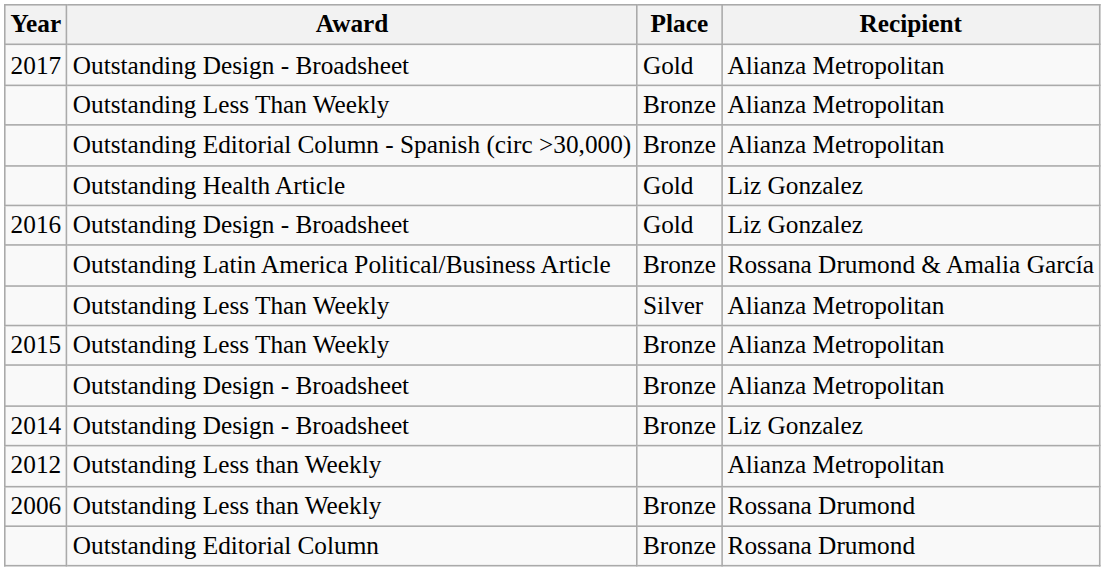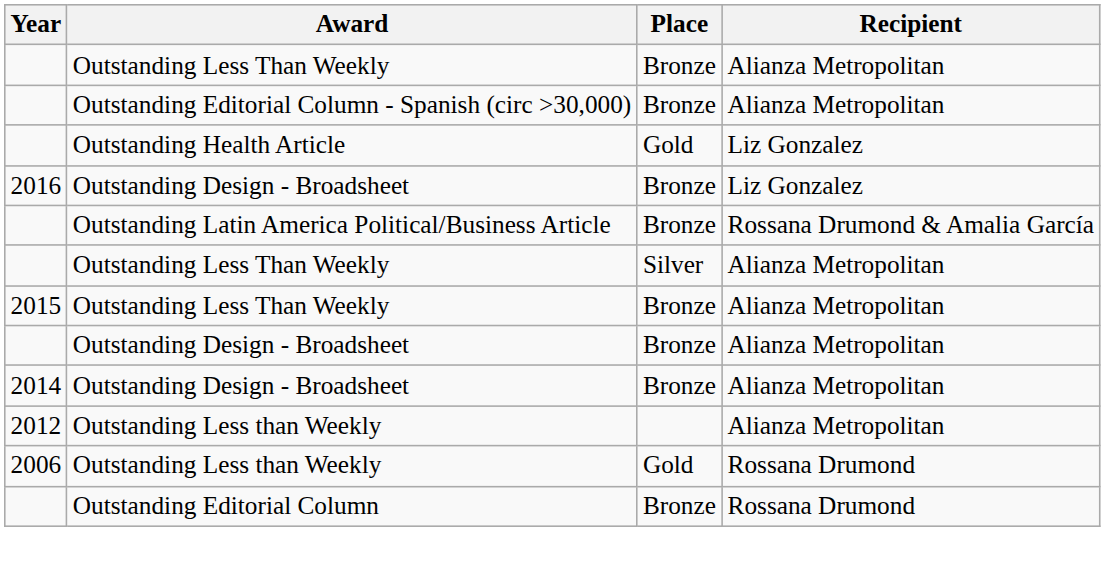- row: (36, 64)
(668, 225) Gold -> (679, 184) Bronze
(795, 425) Liz Gonzalez -> (836, 385) Alianza Metropolitan
(679, 505) Bronze -> (668, 465) Gold
